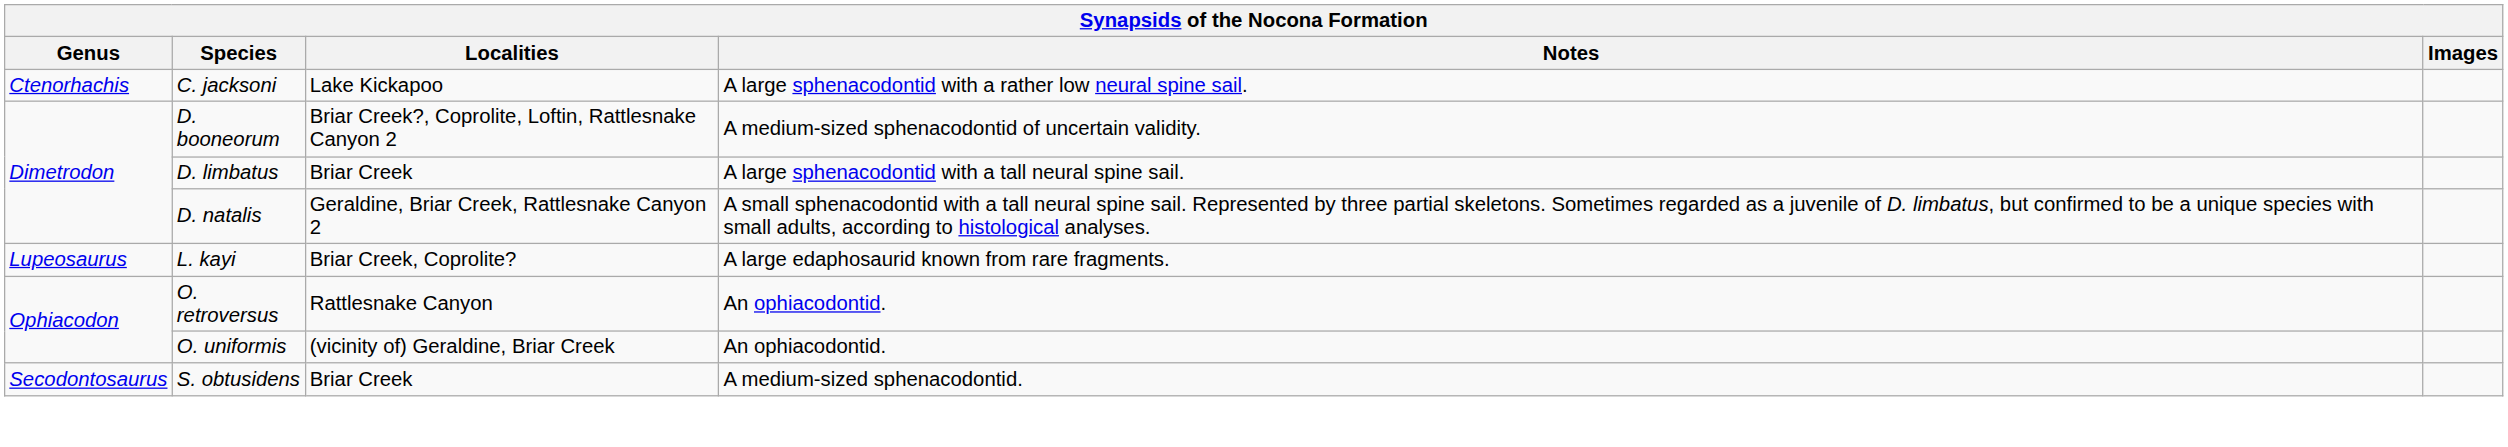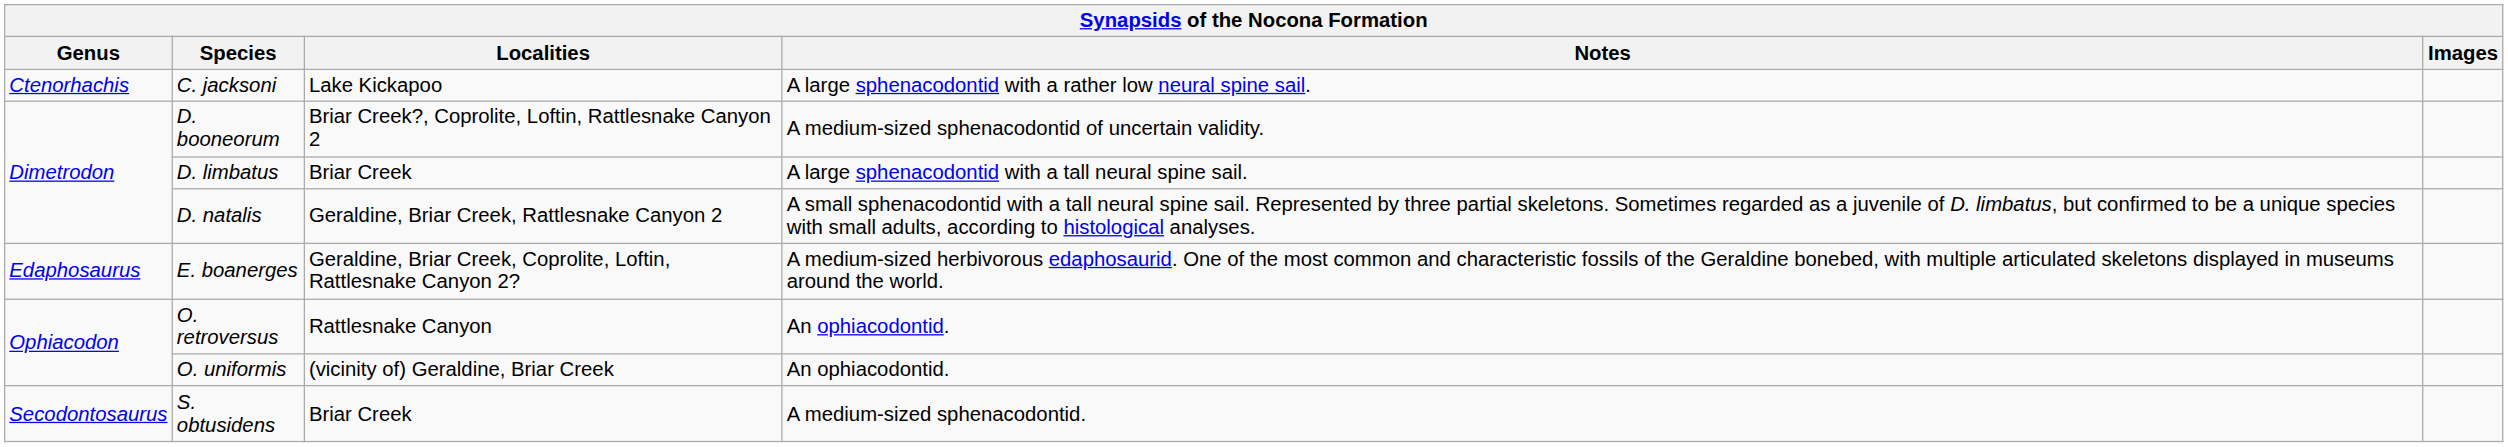+ row: (237, 271)
- row: (206, 259)
